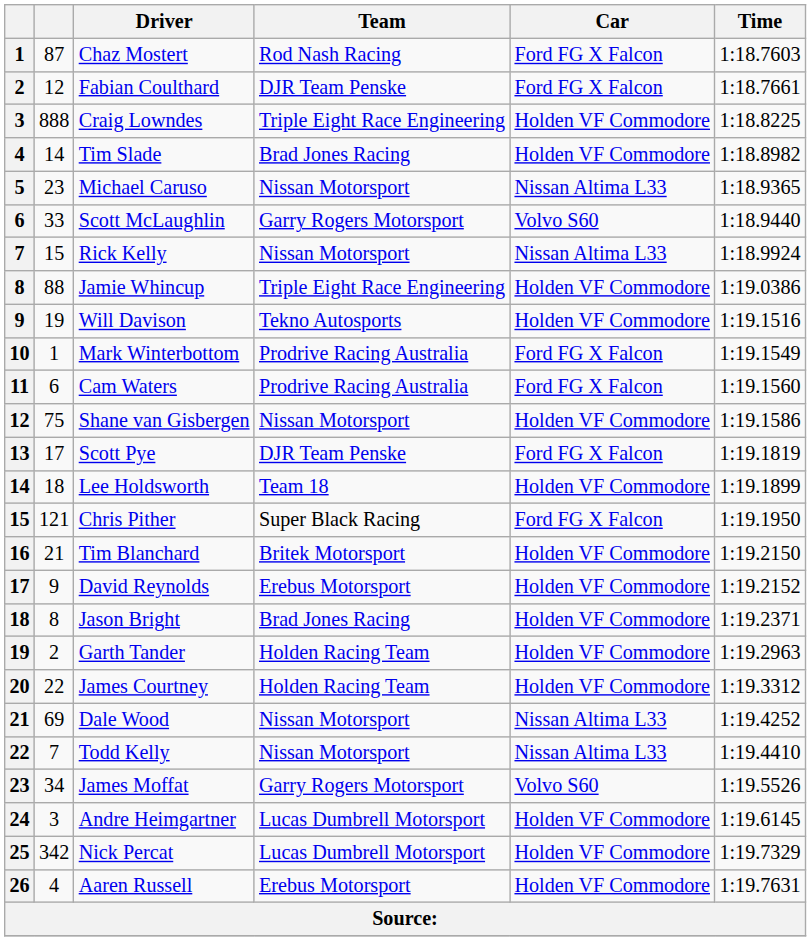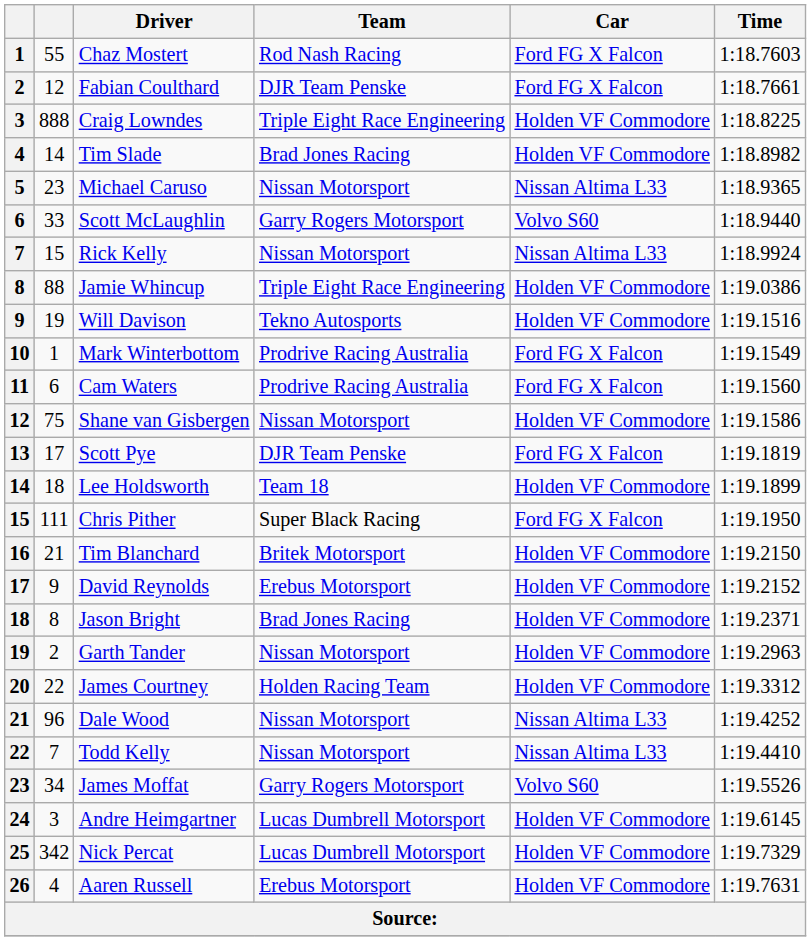(54, 54) 87 -> (54, 54) 55
(54, 520) 121 -> (54, 520) 111
(344, 653) Holden Racing Team -> (334, 653) Nissan Motorsport
(54, 719) 69 -> (54, 719) 96
